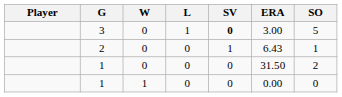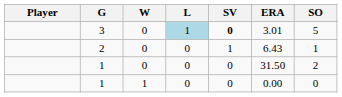(187, 30) no background -> (187, 30) lightblue background
(273, 30) 3.00 -> (273, 30) 3.01
